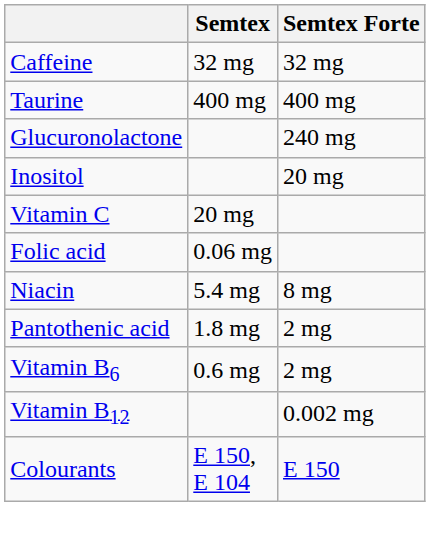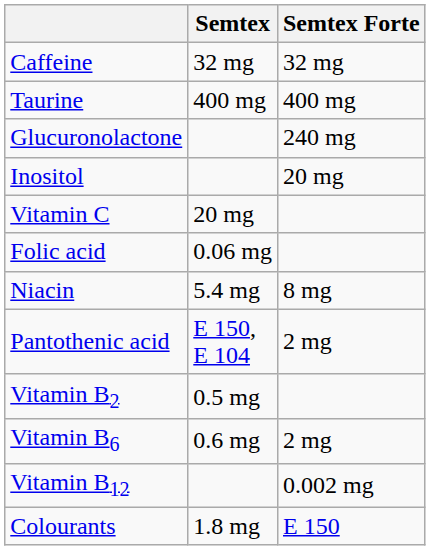(227, 328) 1.8 mg -> (225, 341) E 150, E 104
+ row: (65, 396)
(225, 468) E 150, E 104 -> (227, 526) 1.8 mg
